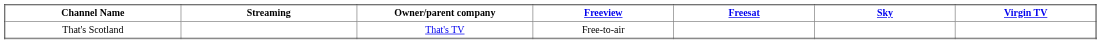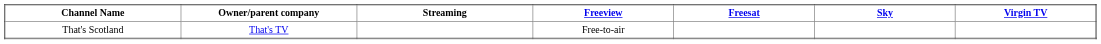columns swapped: (445, 13) <-> (269, 13)
